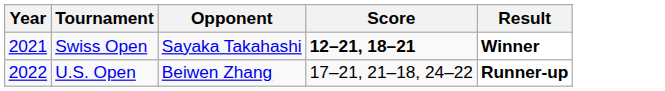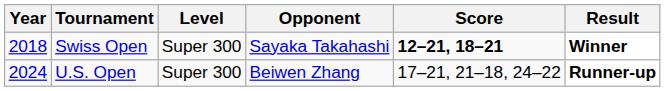+ column: (202, 19)
(28, 46) 2021 -> (28, 46) 2018
(28, 73) 2022 -> (28, 73) 2024
